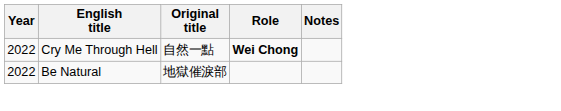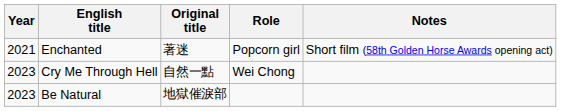+ row: (71, 49)
(21, 49) 2022 -> (21, 72) 2023
(265, 49) bold -> (264, 72) normal
(21, 72) 2022 -> (21, 94) 2023
